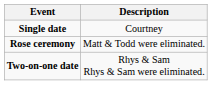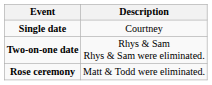rows swapped: (43, 66) <-> (43, 44)
